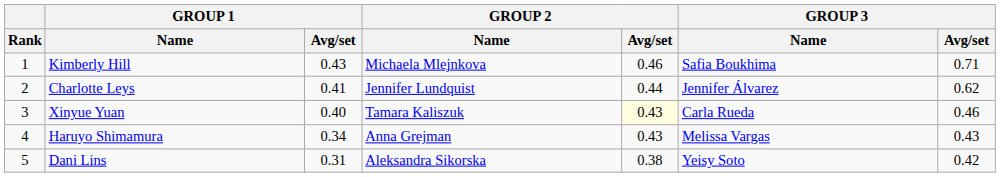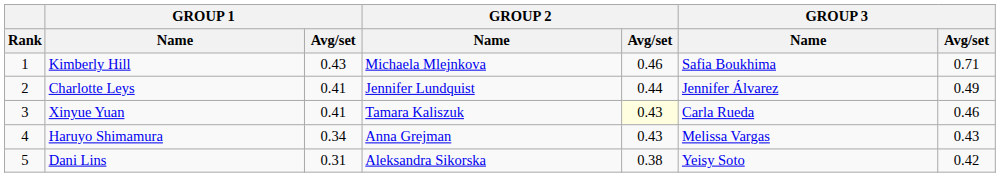(967, 88) 0.62 -> (967, 88) 0.49
(333, 112) 0.40 -> (333, 112) 0.41
